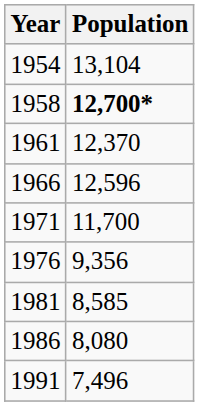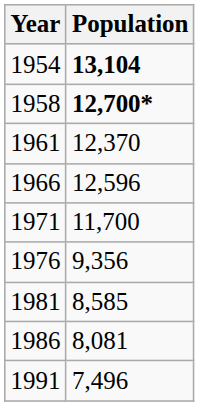(106, 63) normal -> (106, 63) bold
(100, 340) 8,080 -> (100, 340) 8,081
